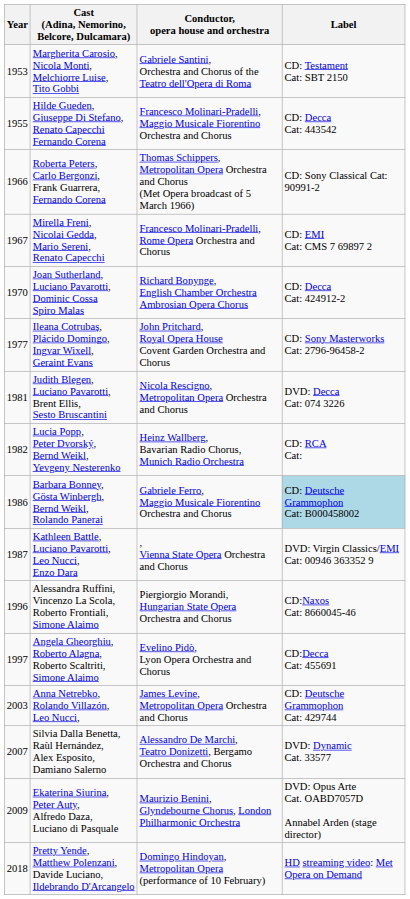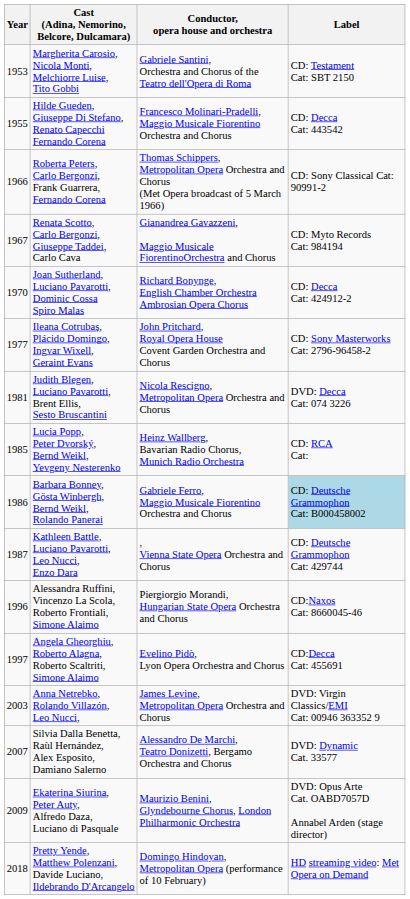- row: (69, 240)
+ row: (70, 240)
(17, 449) 1982 -> (17, 449) 1985
(342, 554) DVD: Virgin Classics/EMI Cat: 00946 363352 9 -> (321, 554) CD: Deutsche Grammophon Cat: 429744
(314, 705) CD: Deutsche Grammophon Cat: 429744 -> (335, 705) DVD: Virgin Classics/EMI Cat: 00946 363352 9
